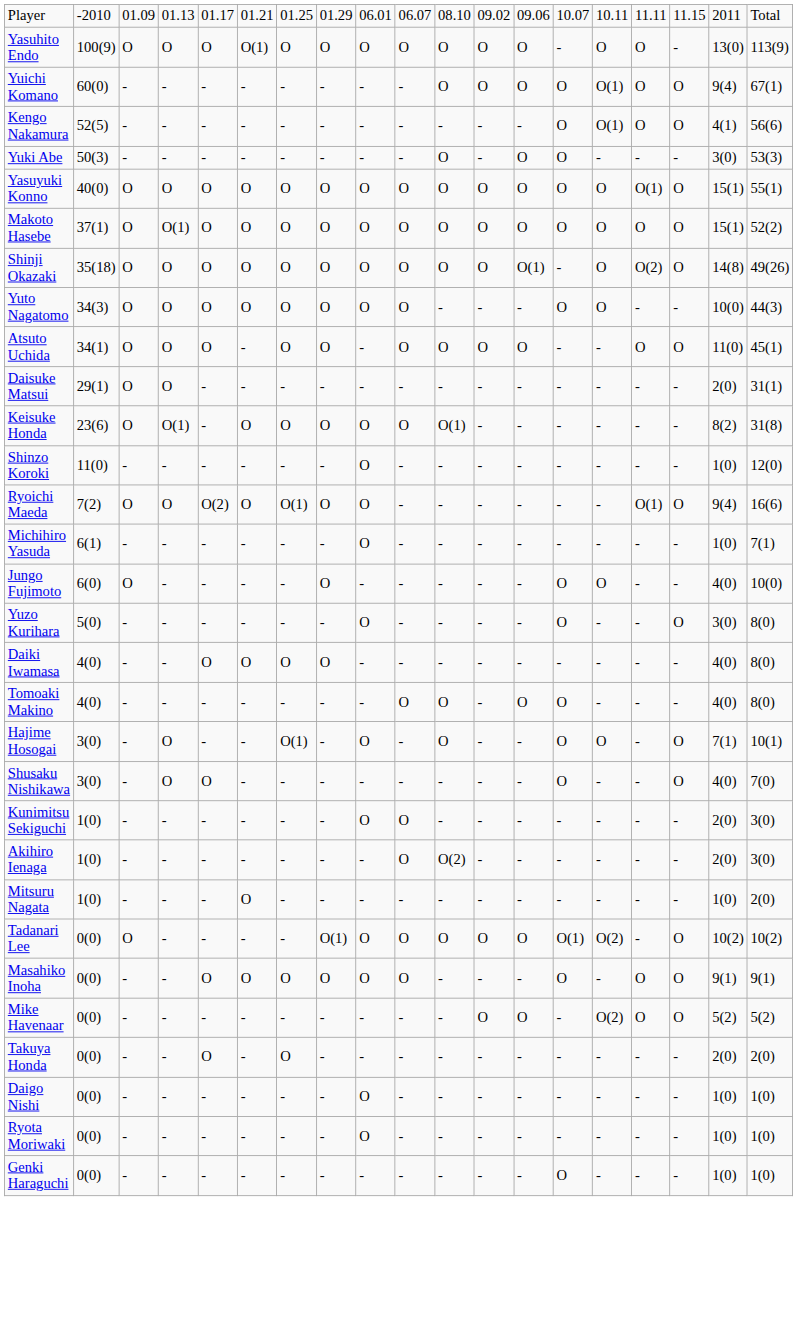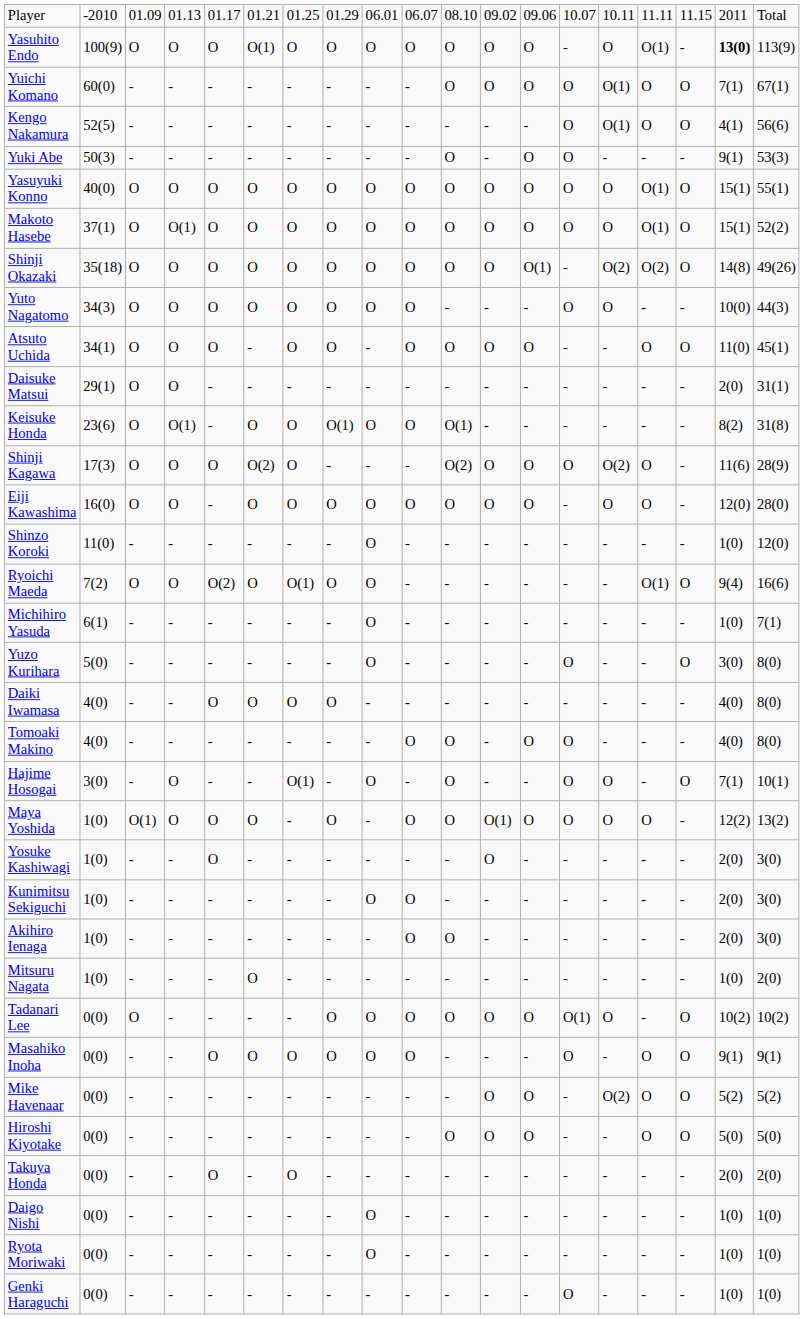(640, 47) O -> (655, 47) O(1)
(728, 47) normal -> (734, 47) bold
(724, 86) 9(4) -> (731, 86) 7(1)
(724, 157) 3(0) -> (731, 157) 9(1)
(640, 228) O -> (655, 228) O(1)
(601, 267) O -> (616, 267) O(2)
(325, 425) O -> (340, 425) O(1)
+ row: (32, 465)
+ row: (42, 504)
- row: (35, 583)
- row: (39, 780)
+ row: (31, 820)
+ row: (39, 859)
(452, 859) O(2) -> (450, 938) O
(333, 938) O(1) -> (331, 1017) O
(610, 938) O(2) -> (608, 1017) O
+ row: (34, 1136)
